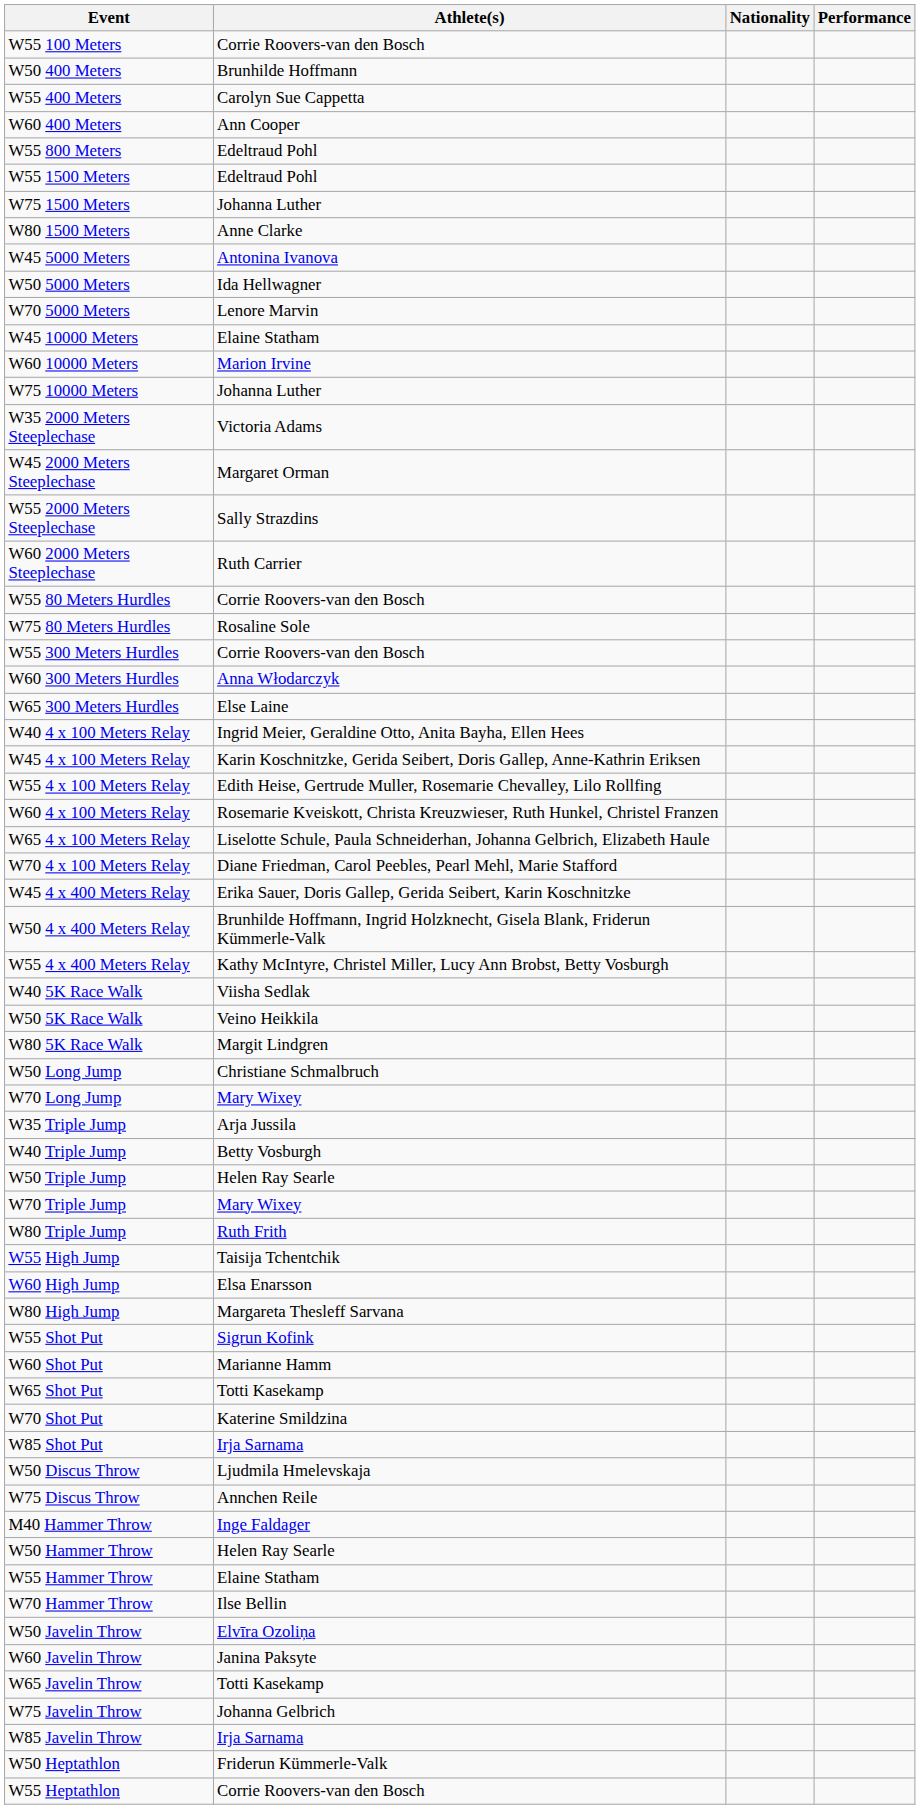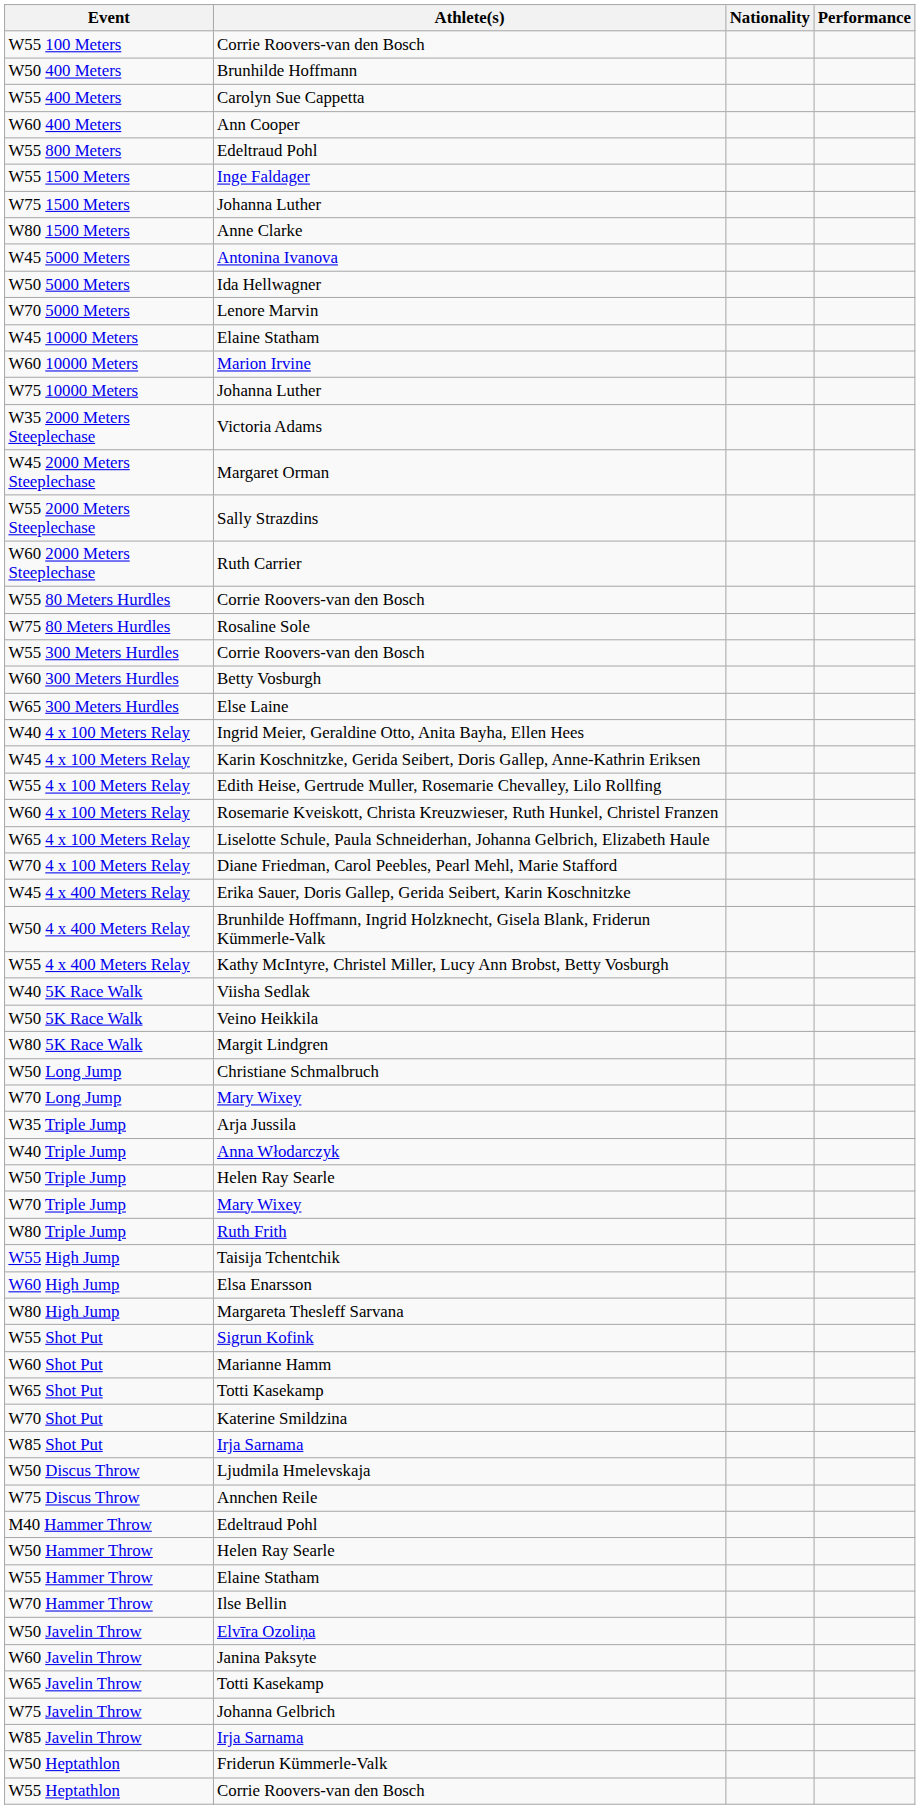(267, 177) Edeltraud Pohl -> (263, 177) Inge Faldager
(278, 679) Anna Włodarczyk -> (269, 679) Betty Vosburgh
(269, 1151) Betty Vosburgh -> (278, 1151) Anna Włodarczyk
(263, 1524) Inge Faldager -> (267, 1524) Edeltraud Pohl
